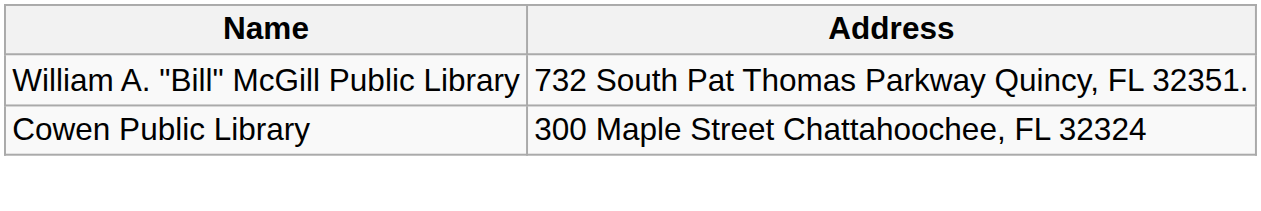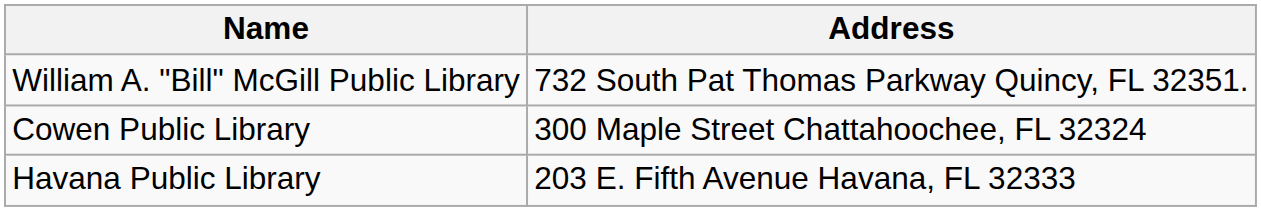+ row: (166, 179)
